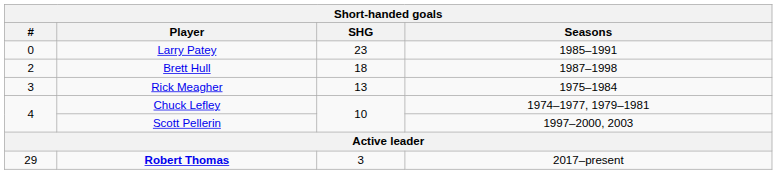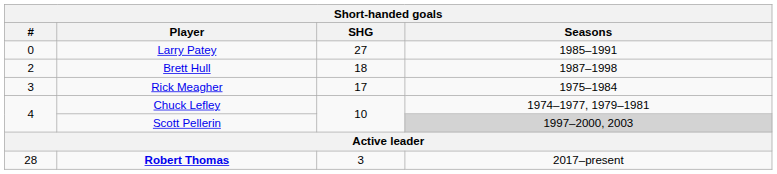(361, 50) 23 -> (361, 50) 27
(361, 87) 13 -> (361, 87) 17
(588, 123) no background -> (588, 123) lightgrey background
(31, 160) 29 -> (31, 160) 28
